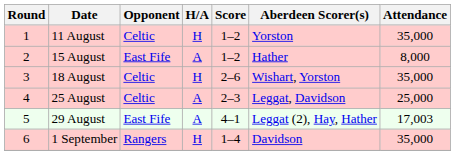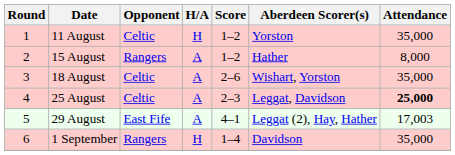(147, 56) East Fife -> (145, 56) Rangers
(197, 77) H -> (197, 77) A
(415, 98) normal -> (415, 98) bold
